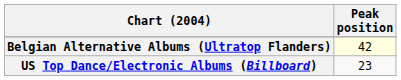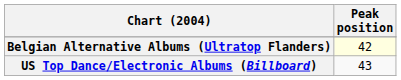(365, 66) 23 -> (365, 66) 43
